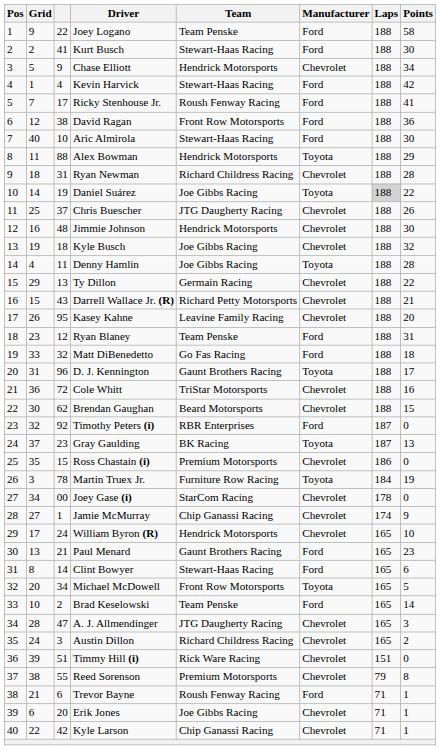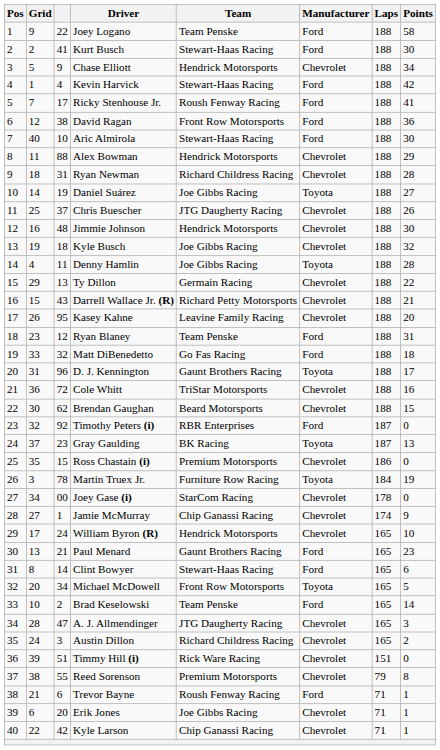(318, 156) Toyota -> (324, 156) Chevrolet
(383, 192) lightgrey background -> (383, 192) no background
(409, 192) 22 -> (409, 192) 27
